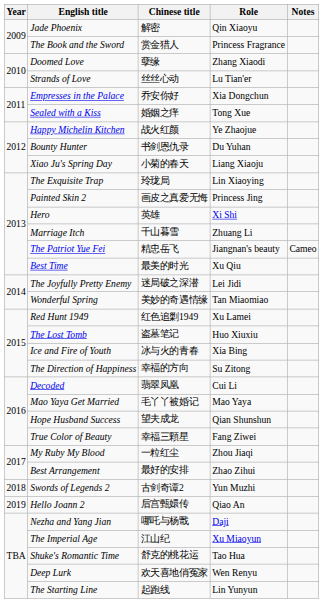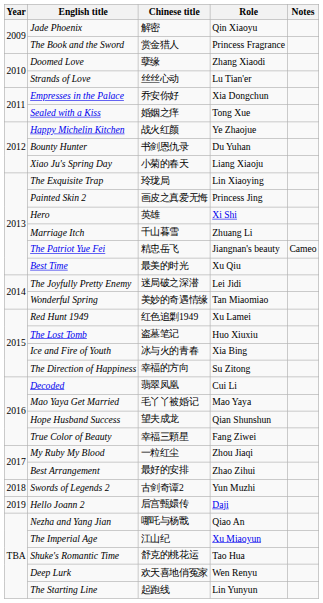(228, 504) Qiao An -> (220, 504) Daji
(220, 521) Daji -> (228, 521) Qiao An
